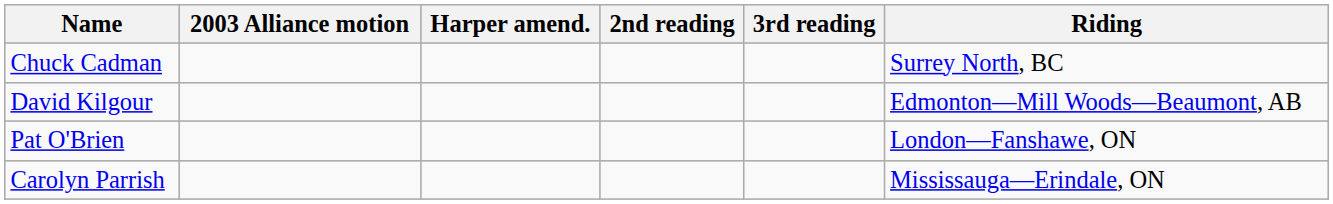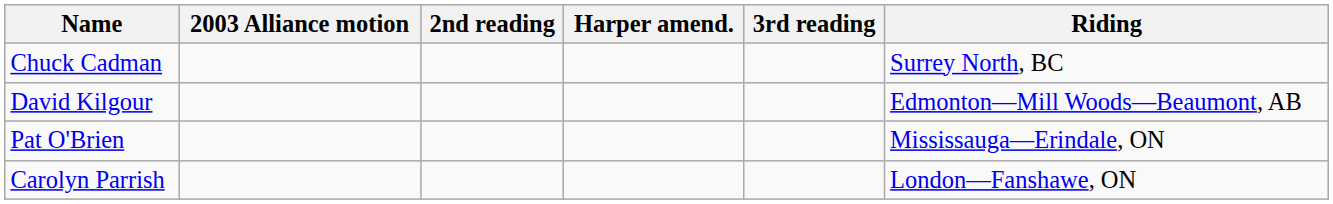columns swapped: (510, 23) <-> (672, 23)
(1013, 140) London—Fanshawe, ON -> (1027, 140) Mississauga—Erindale, ON
(1027, 179) Mississauga—Erindale, ON -> (1013, 179) London—Fanshawe, ON
